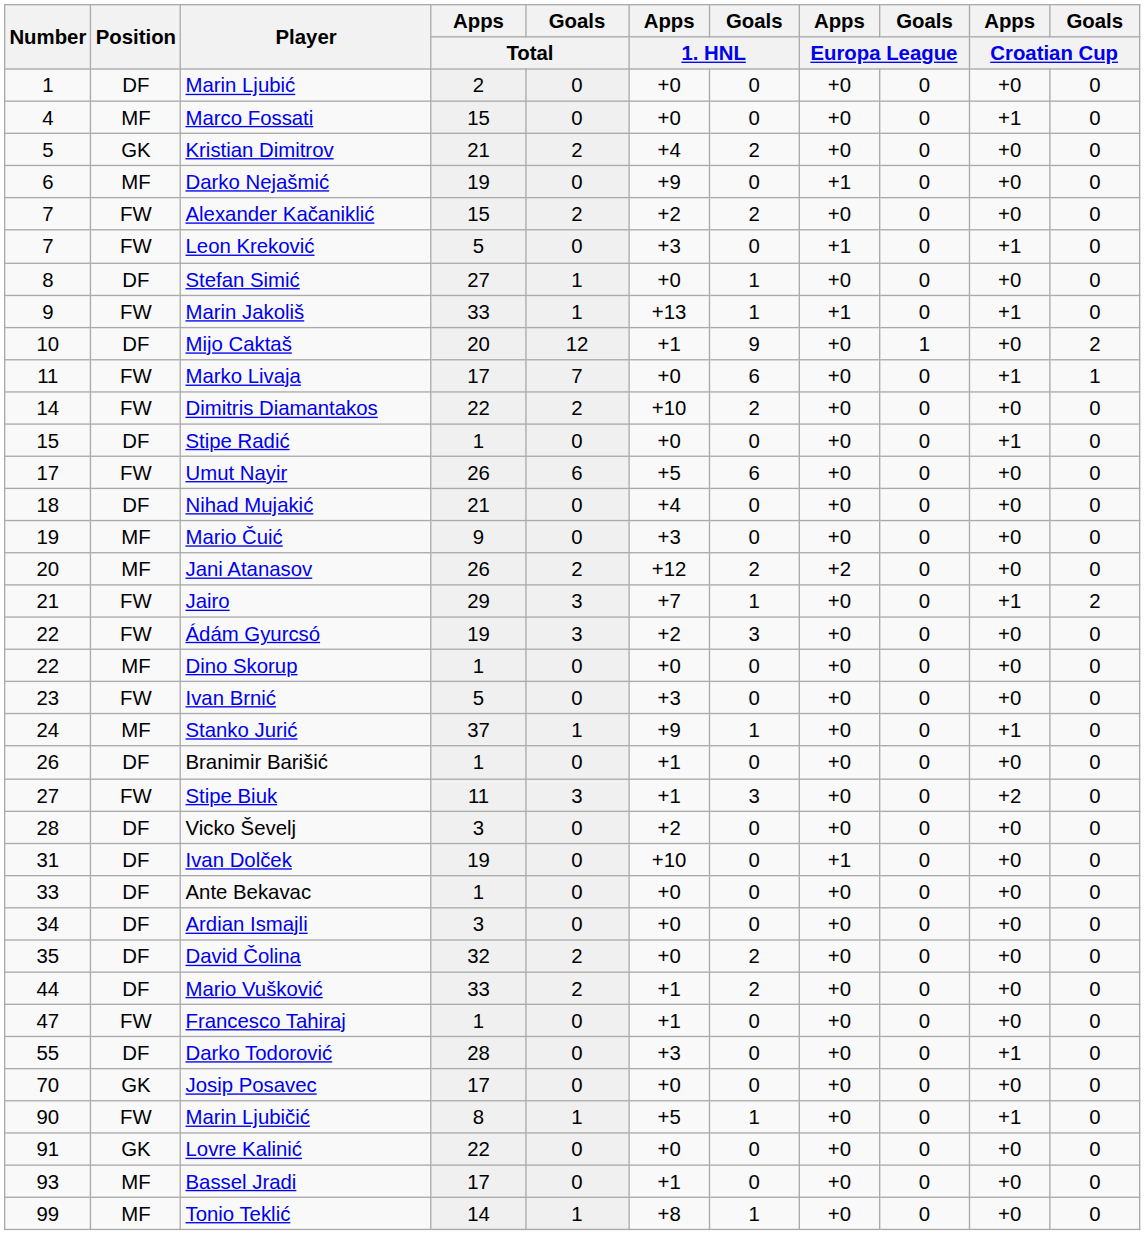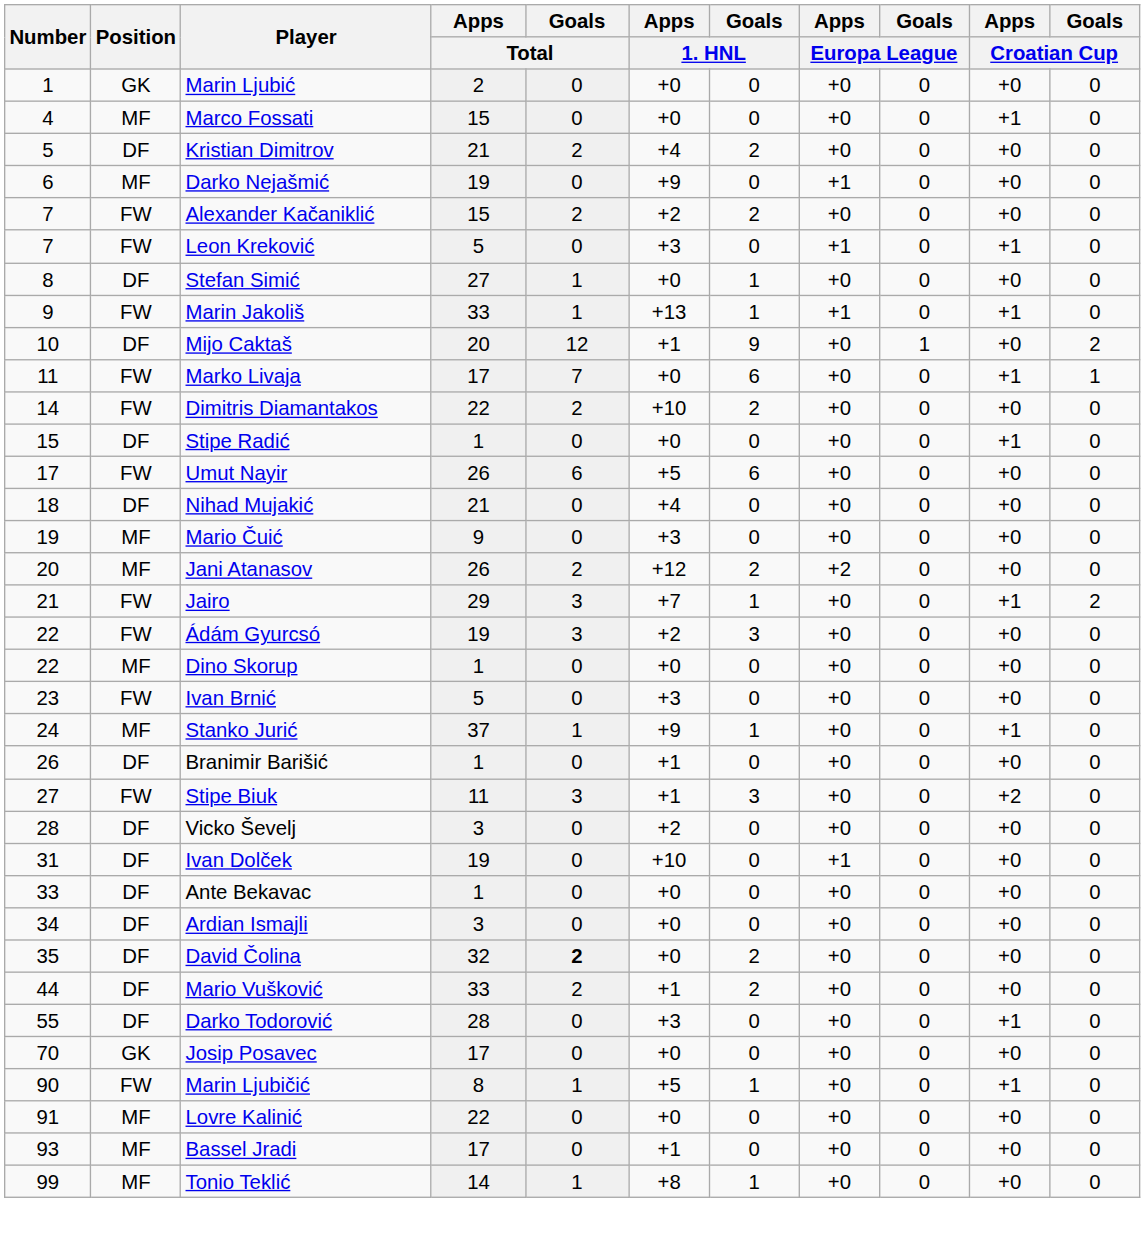(136, 85) DF -> (136, 85) GK
(136, 150) GK -> (136, 150) DF
(577, 956) normal -> (577, 956) bold
- row: (266, 1021)
(136, 1150) GK -> (136, 1117) MF
